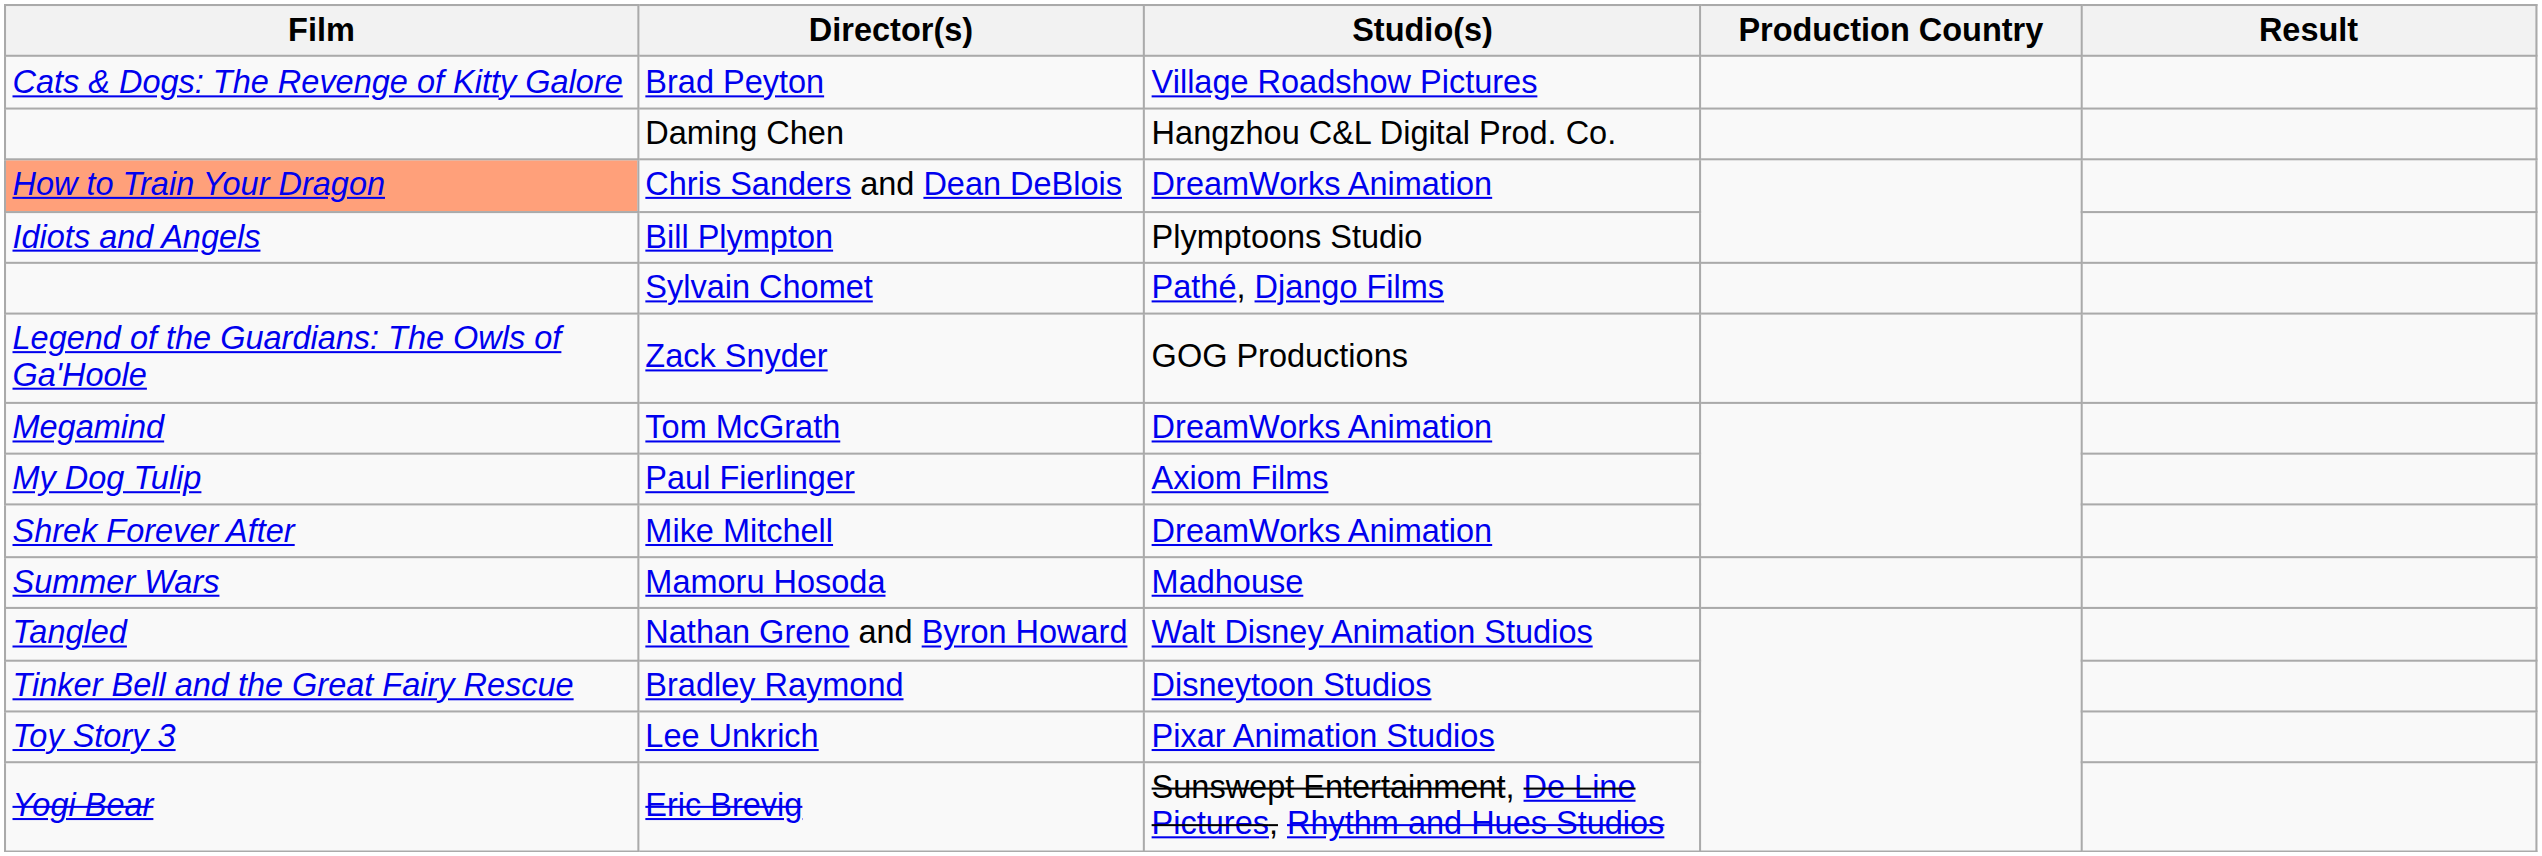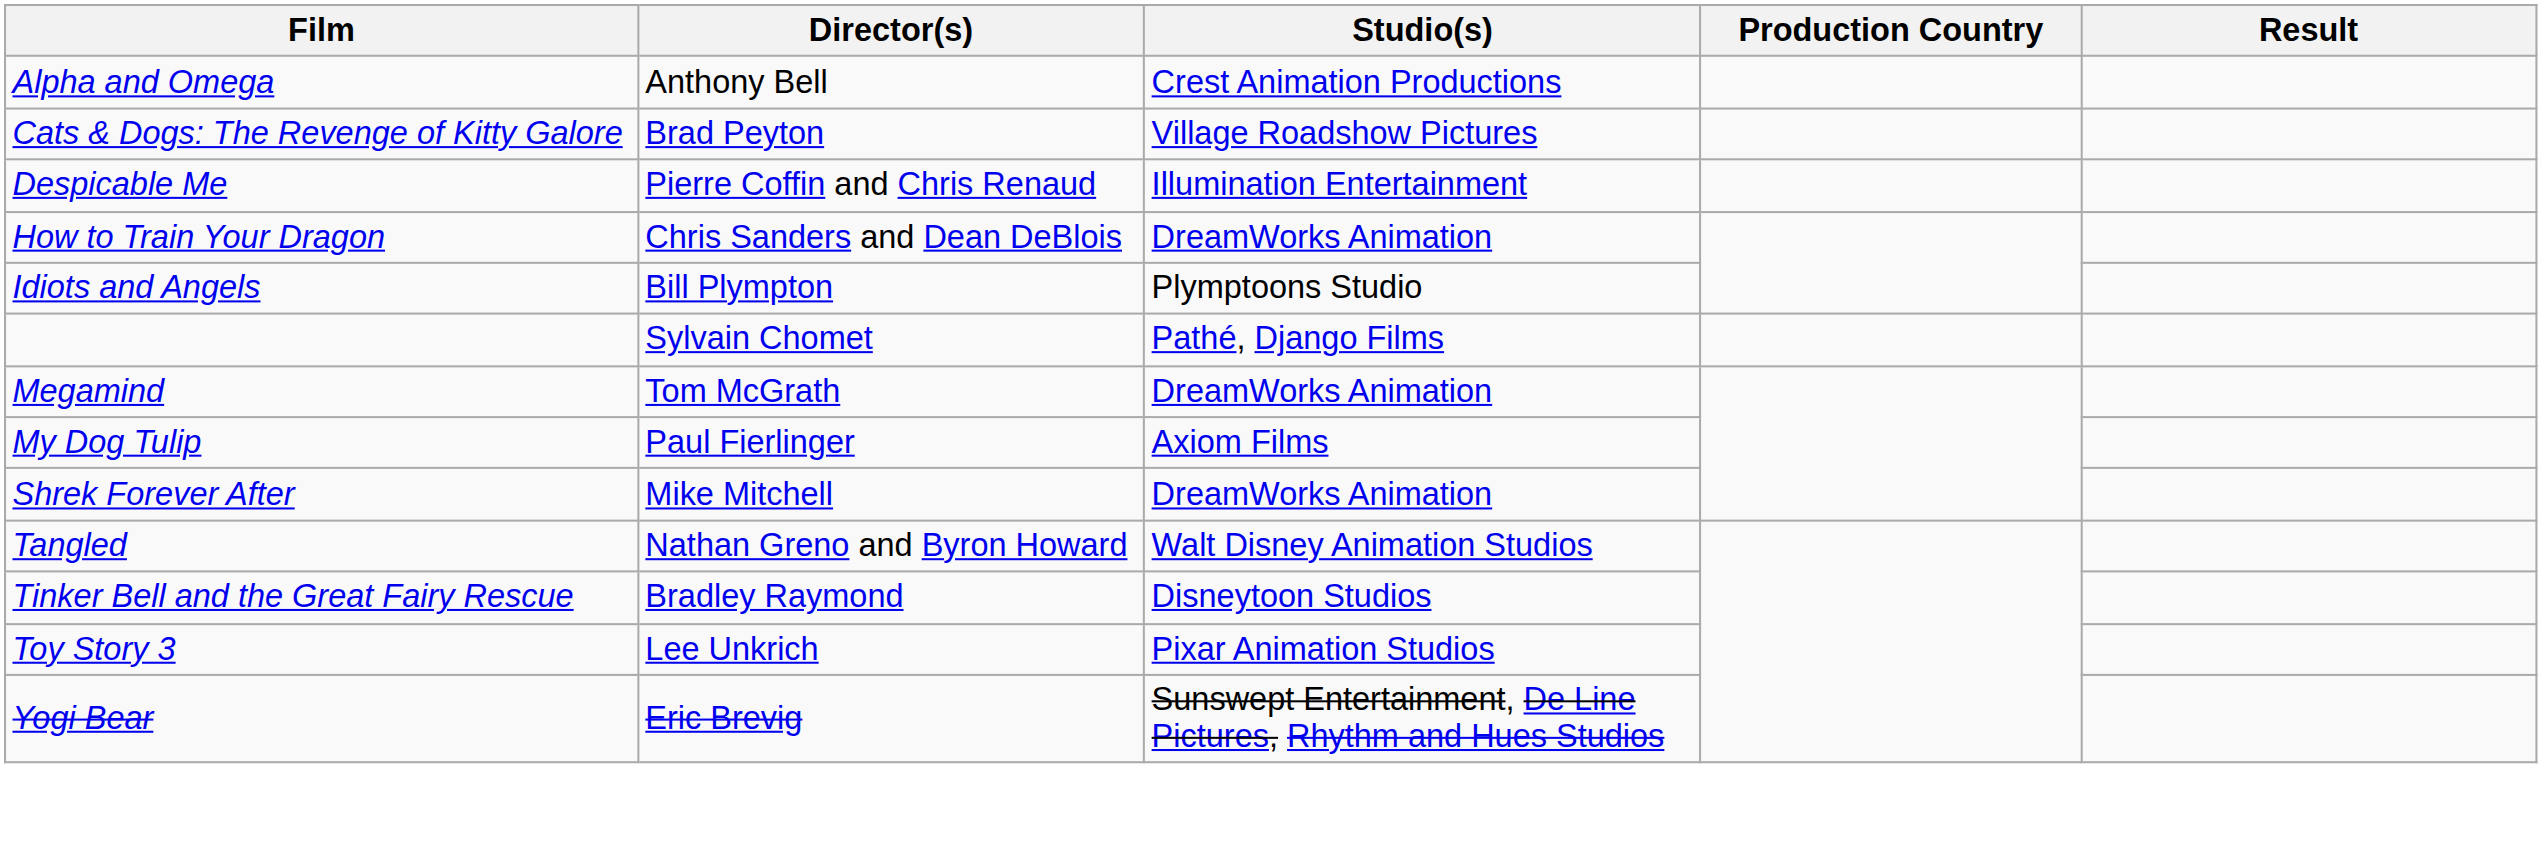+ row: (737, 81)
+ row: (871, 184)
- row: (745, 133)
(199, 184) lightsalmon background -> (199, 236) no background
- row: (737, 357)
- row: (765, 581)
